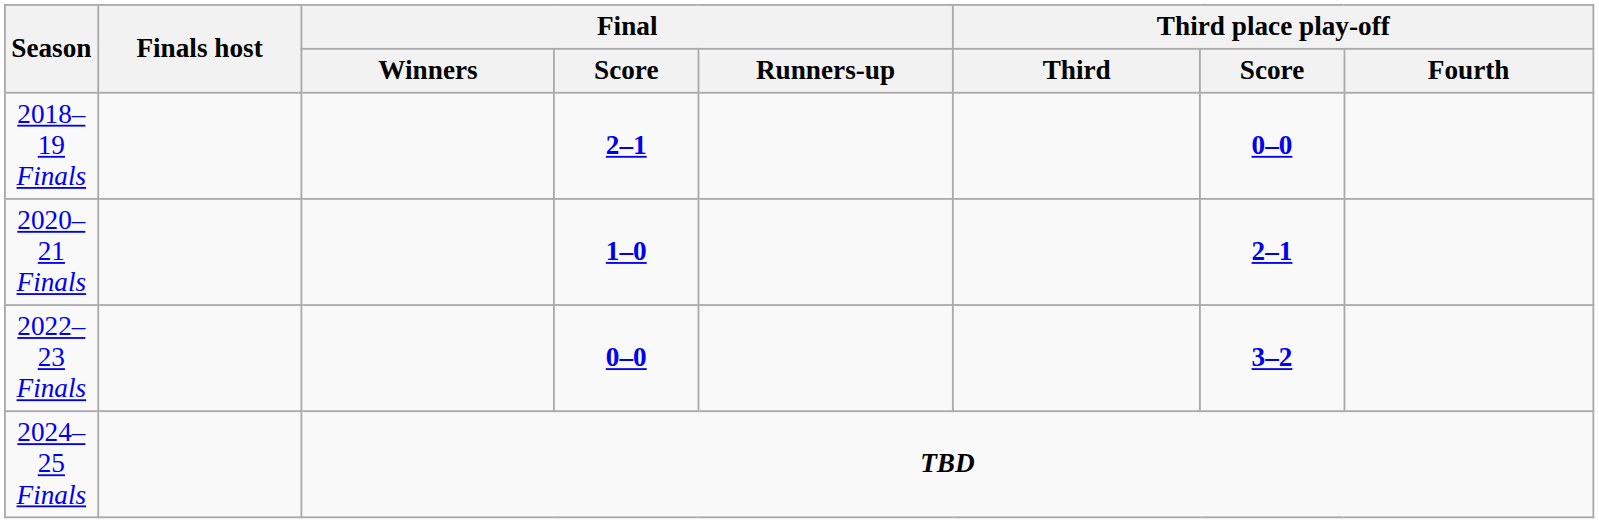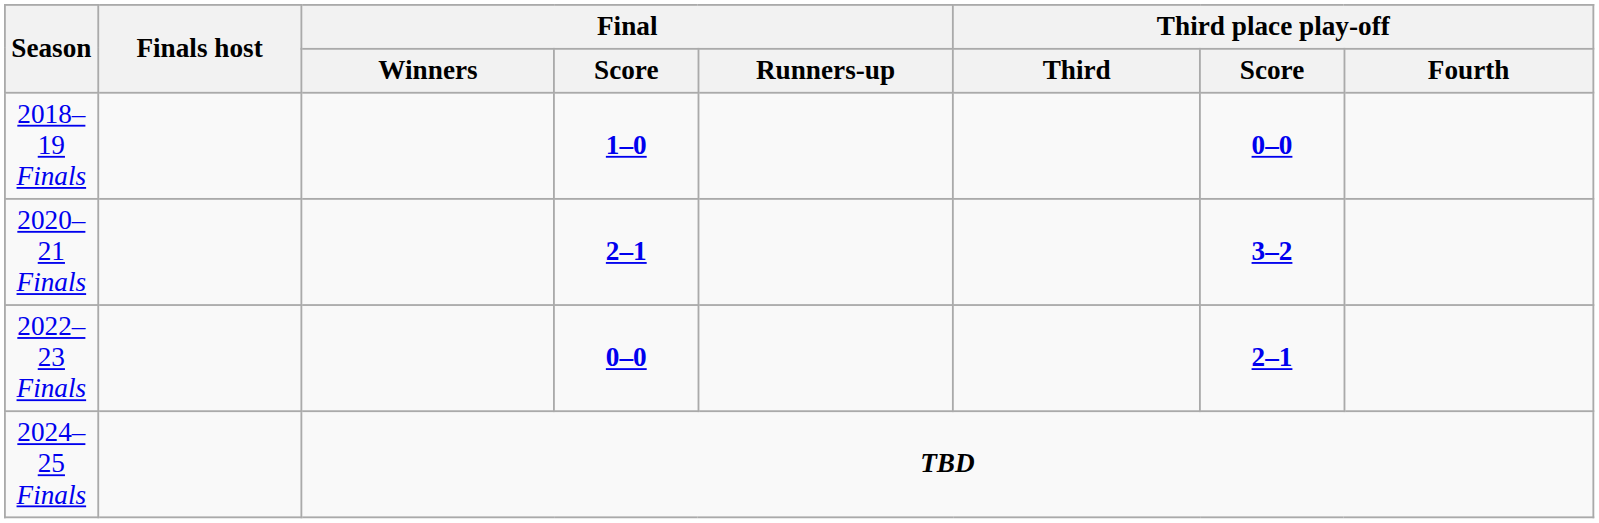(626, 144) 2–1 -> (626, 144) 1–0
(626, 251) 1–0 -> (626, 251) 2–1
(1272, 251) 2–1 -> (1272, 251) 3–2
(1272, 357) 3–2 -> (1272, 357) 2–1
